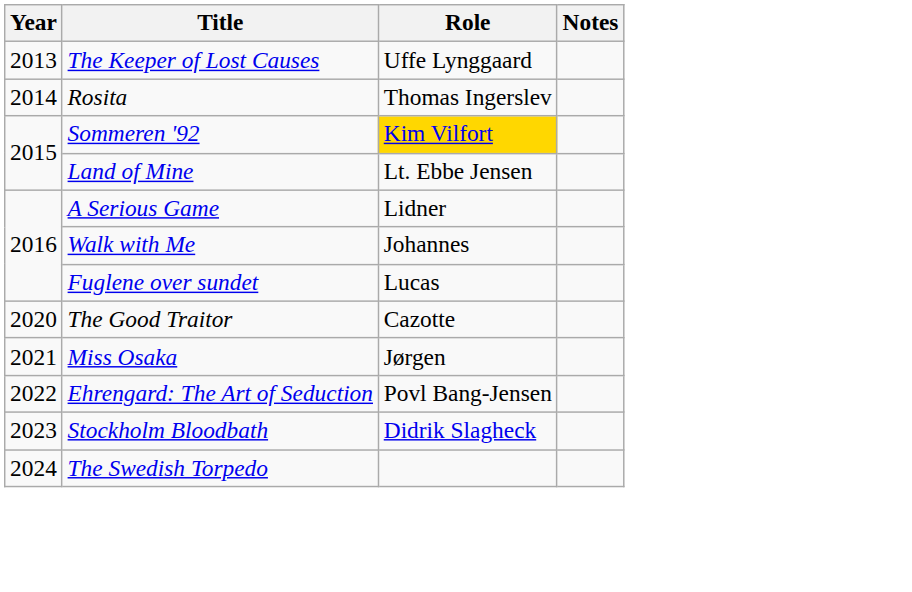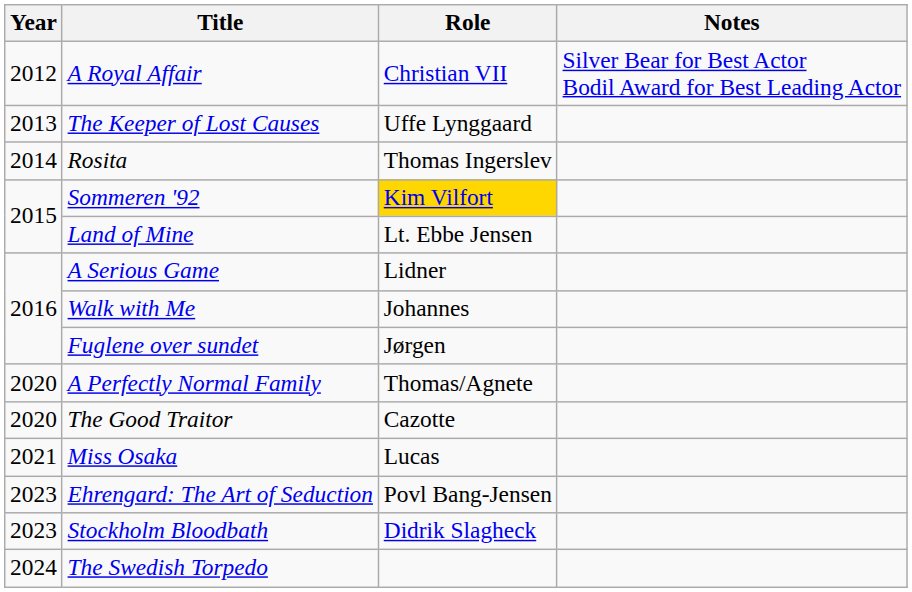+ row: (135, 73)
(412, 282) Lucas -> (415, 345) Jørgen
+ row: (194, 382)
(415, 356) Jørgen -> (412, 456) Lucas
(33, 393) 2022 -> (33, 493) 2023
